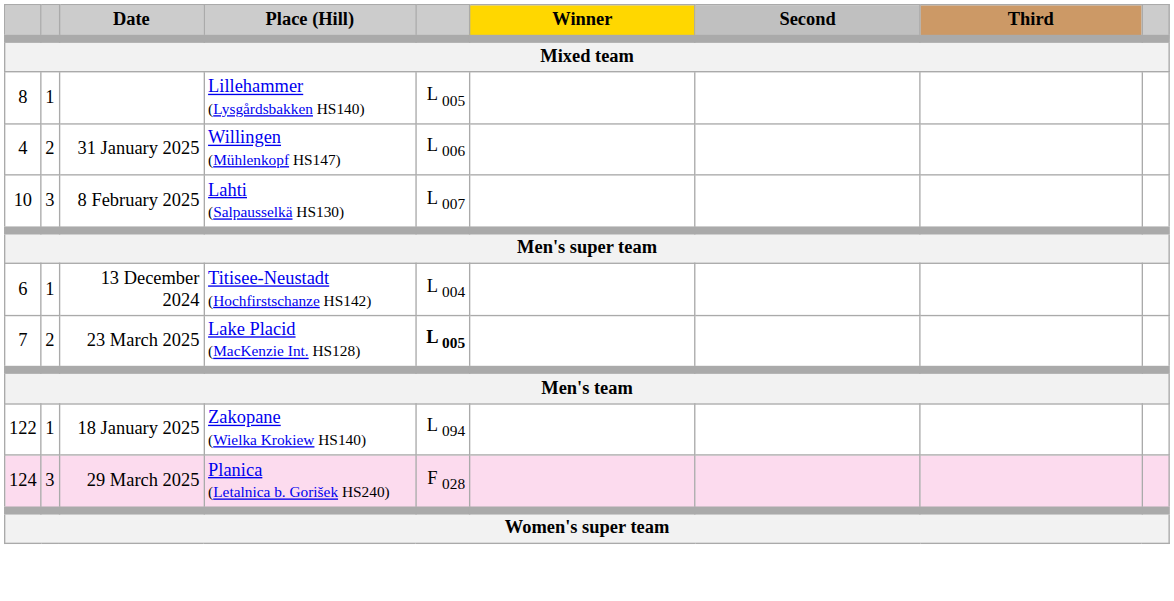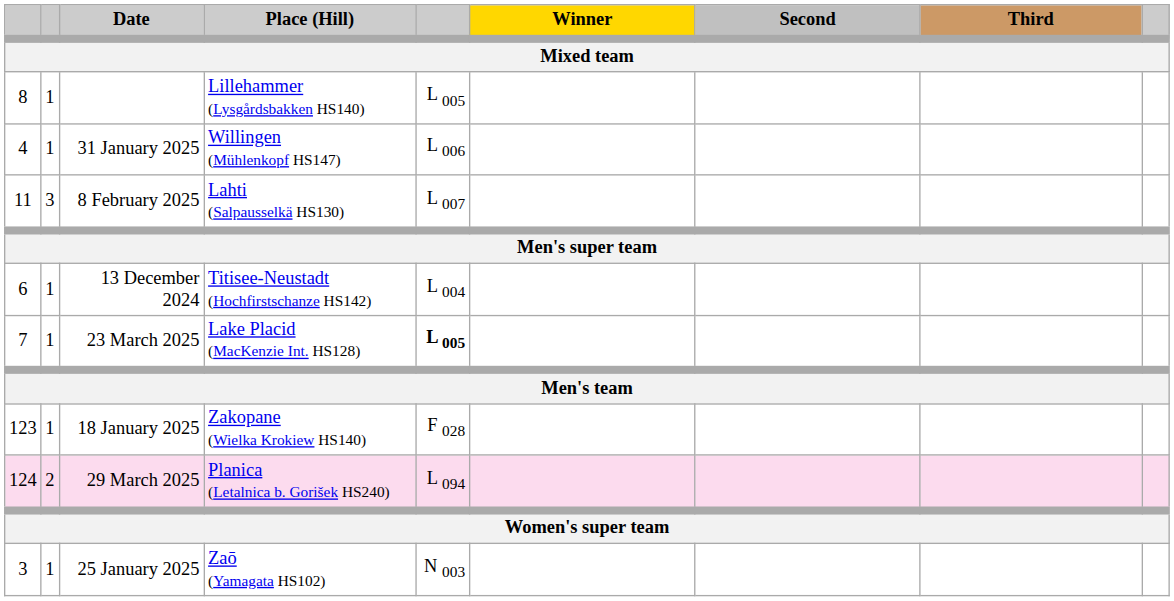(50, 148) 2 -> (50, 148) 1
(23, 200) 10 -> (23, 200) 11
(50, 340) 2 -> (50, 340) 1
(23, 428) 122 -> (23, 428) 123
(446, 428) L 094 -> (446, 428) F 028
(50, 480) 3 -> (50, 480) 2
(446, 479) F 028 -> (446, 479) L 094
+ row: (138, 568)
